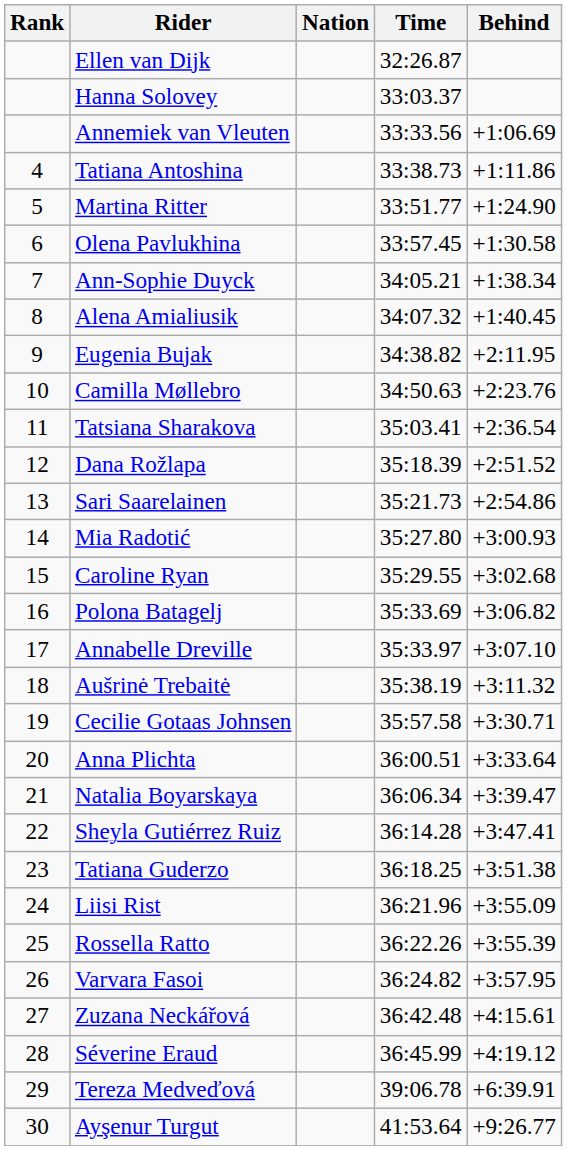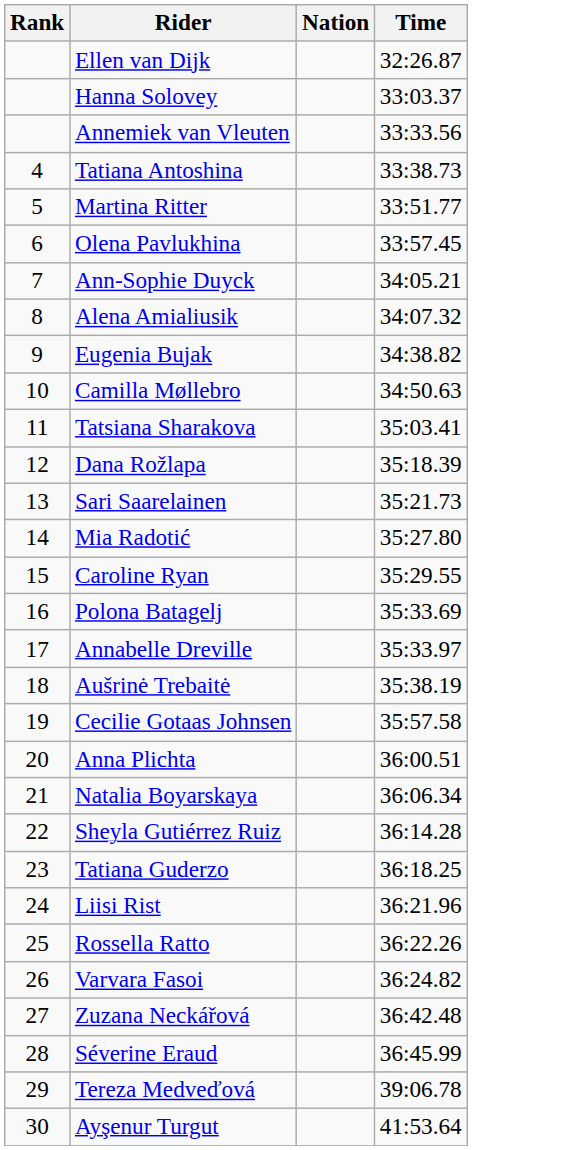- column: (514, 22)
